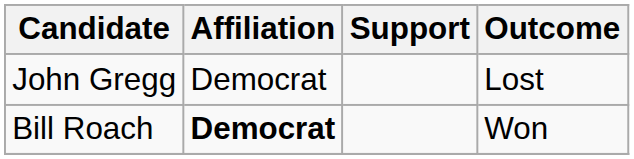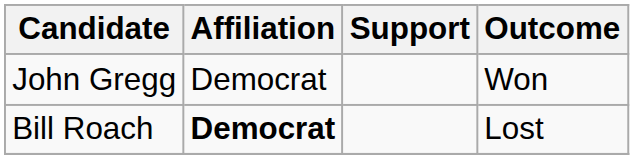(514, 79) Lost -> (516, 79) Won
(516, 128) Won -> (514, 128) Lost
